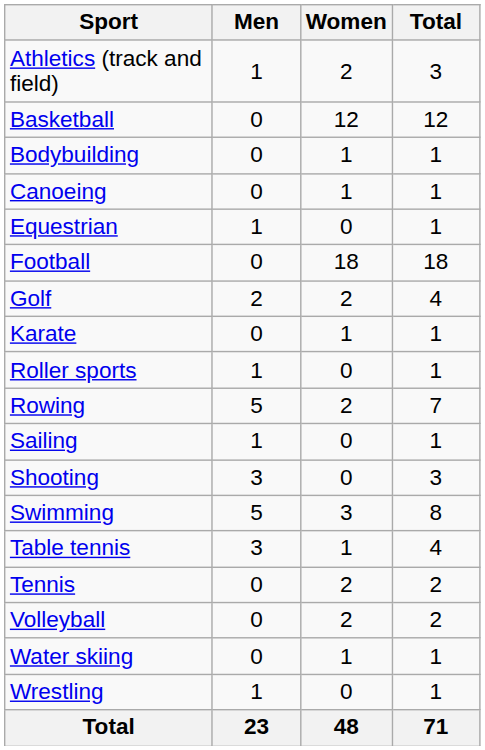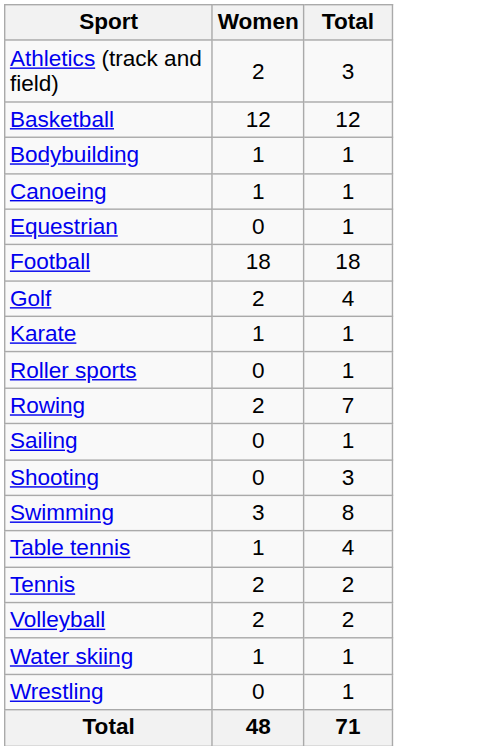- column: (256, 22)
